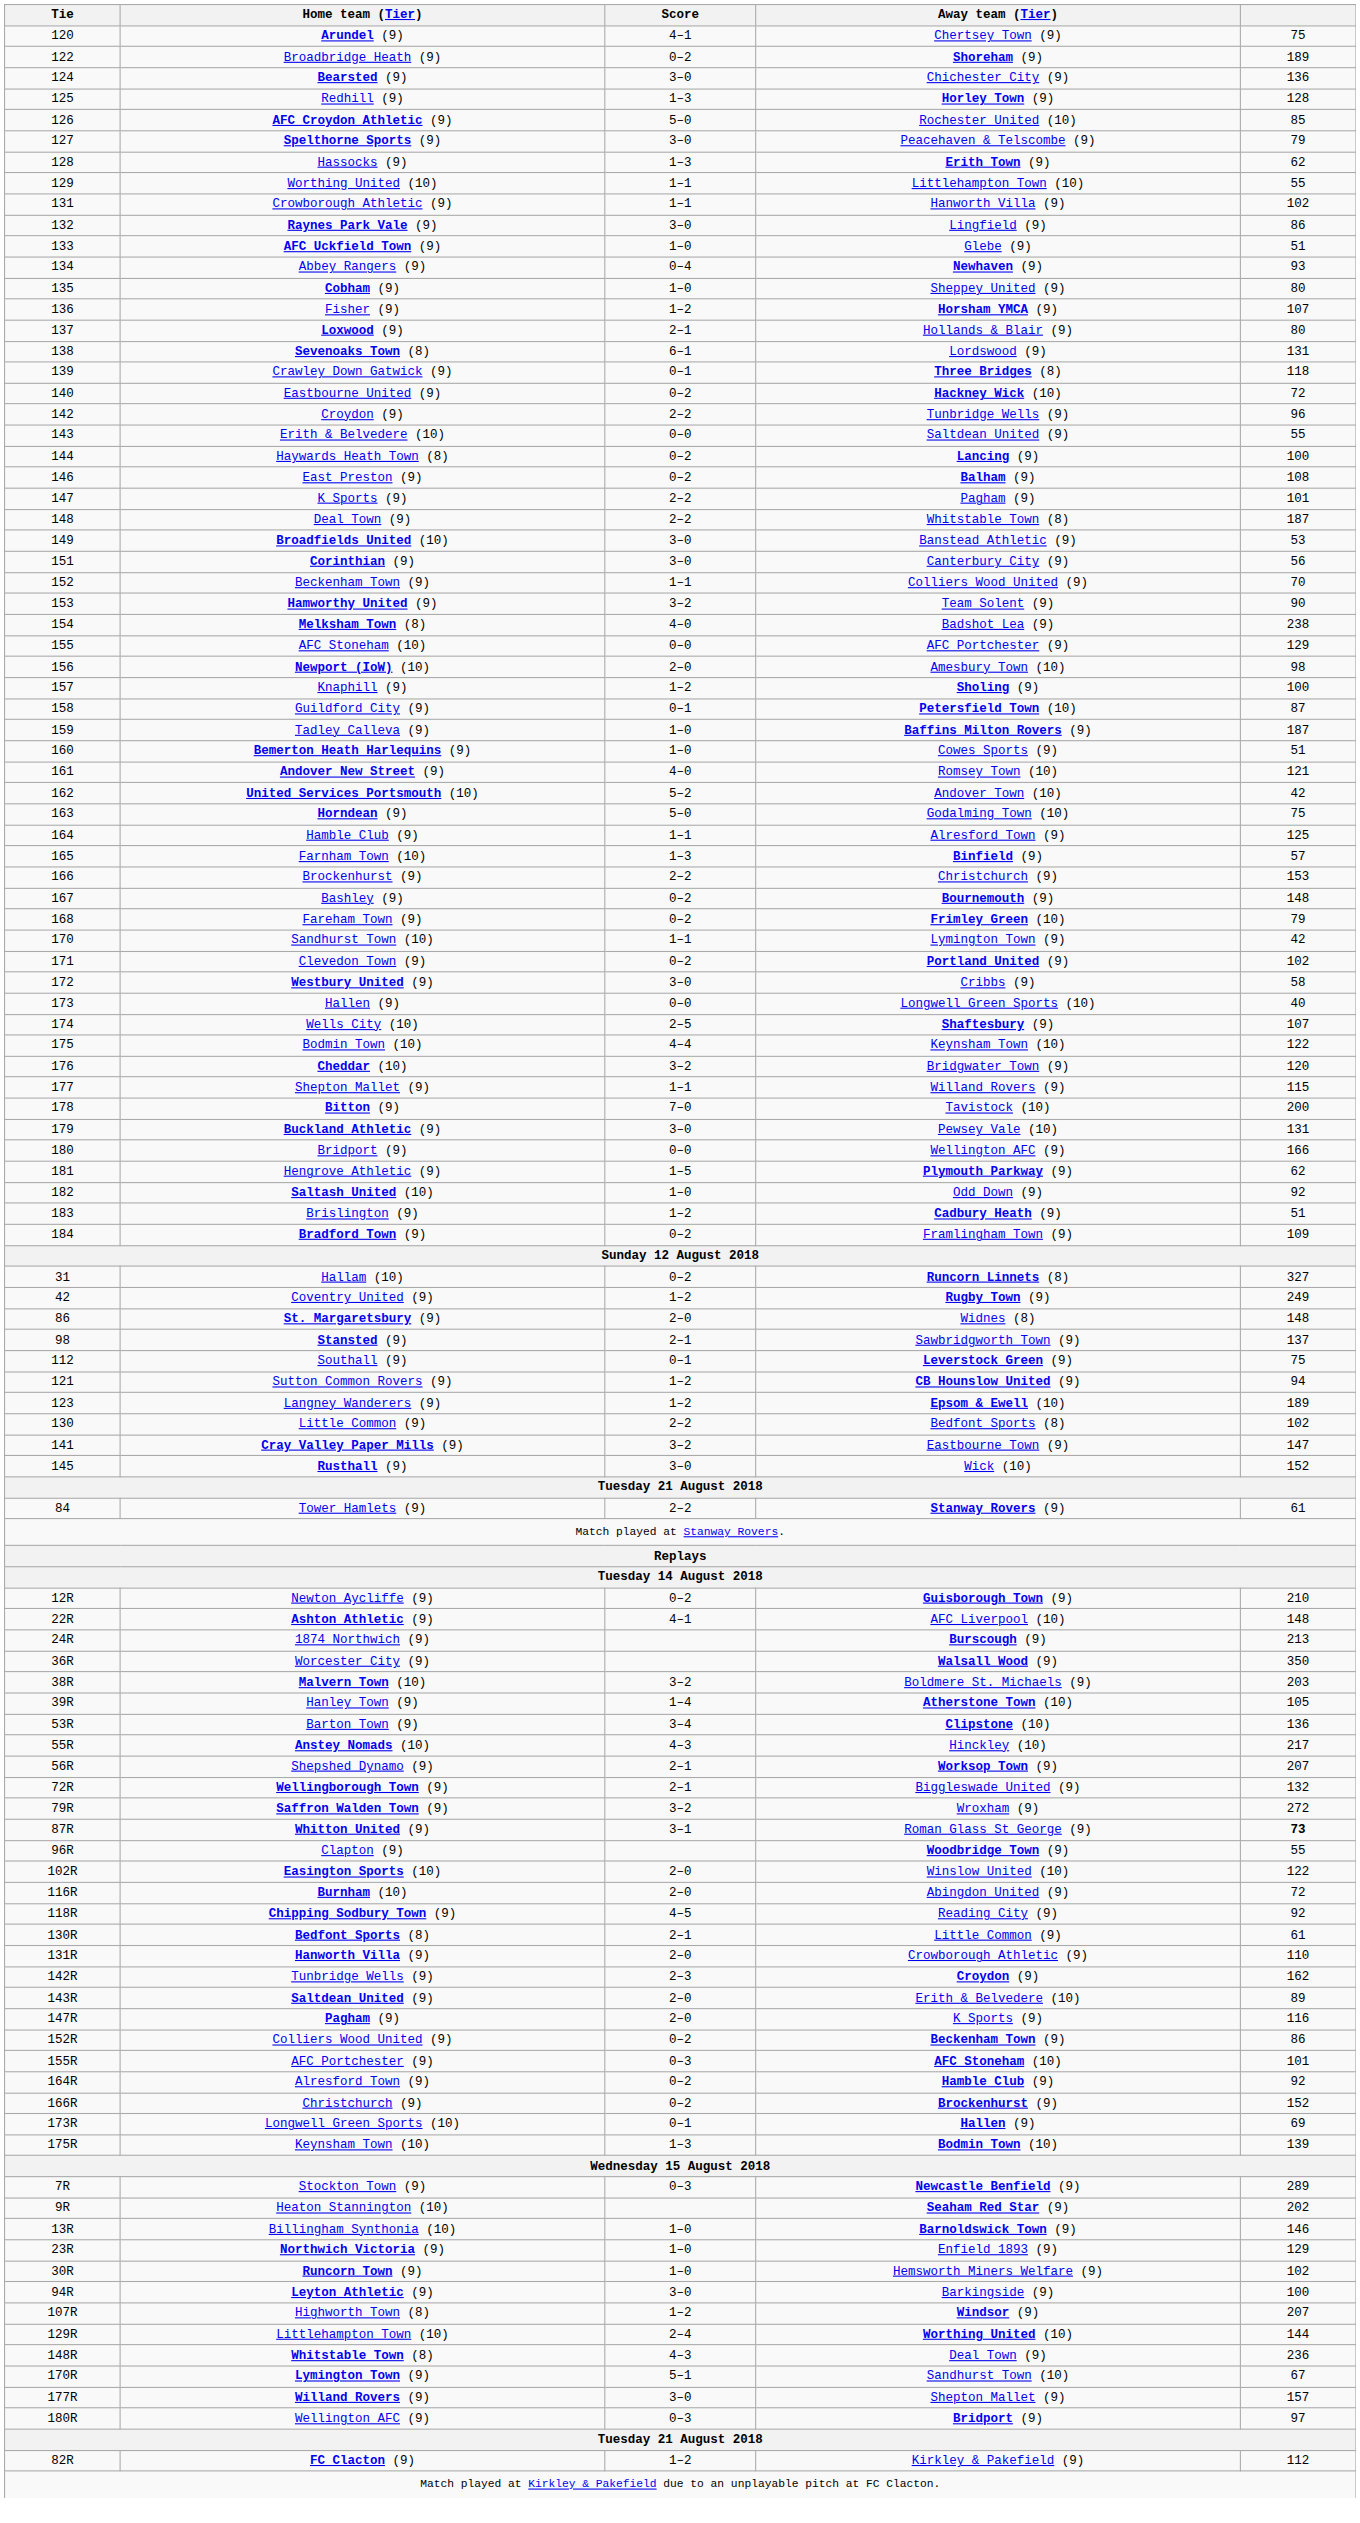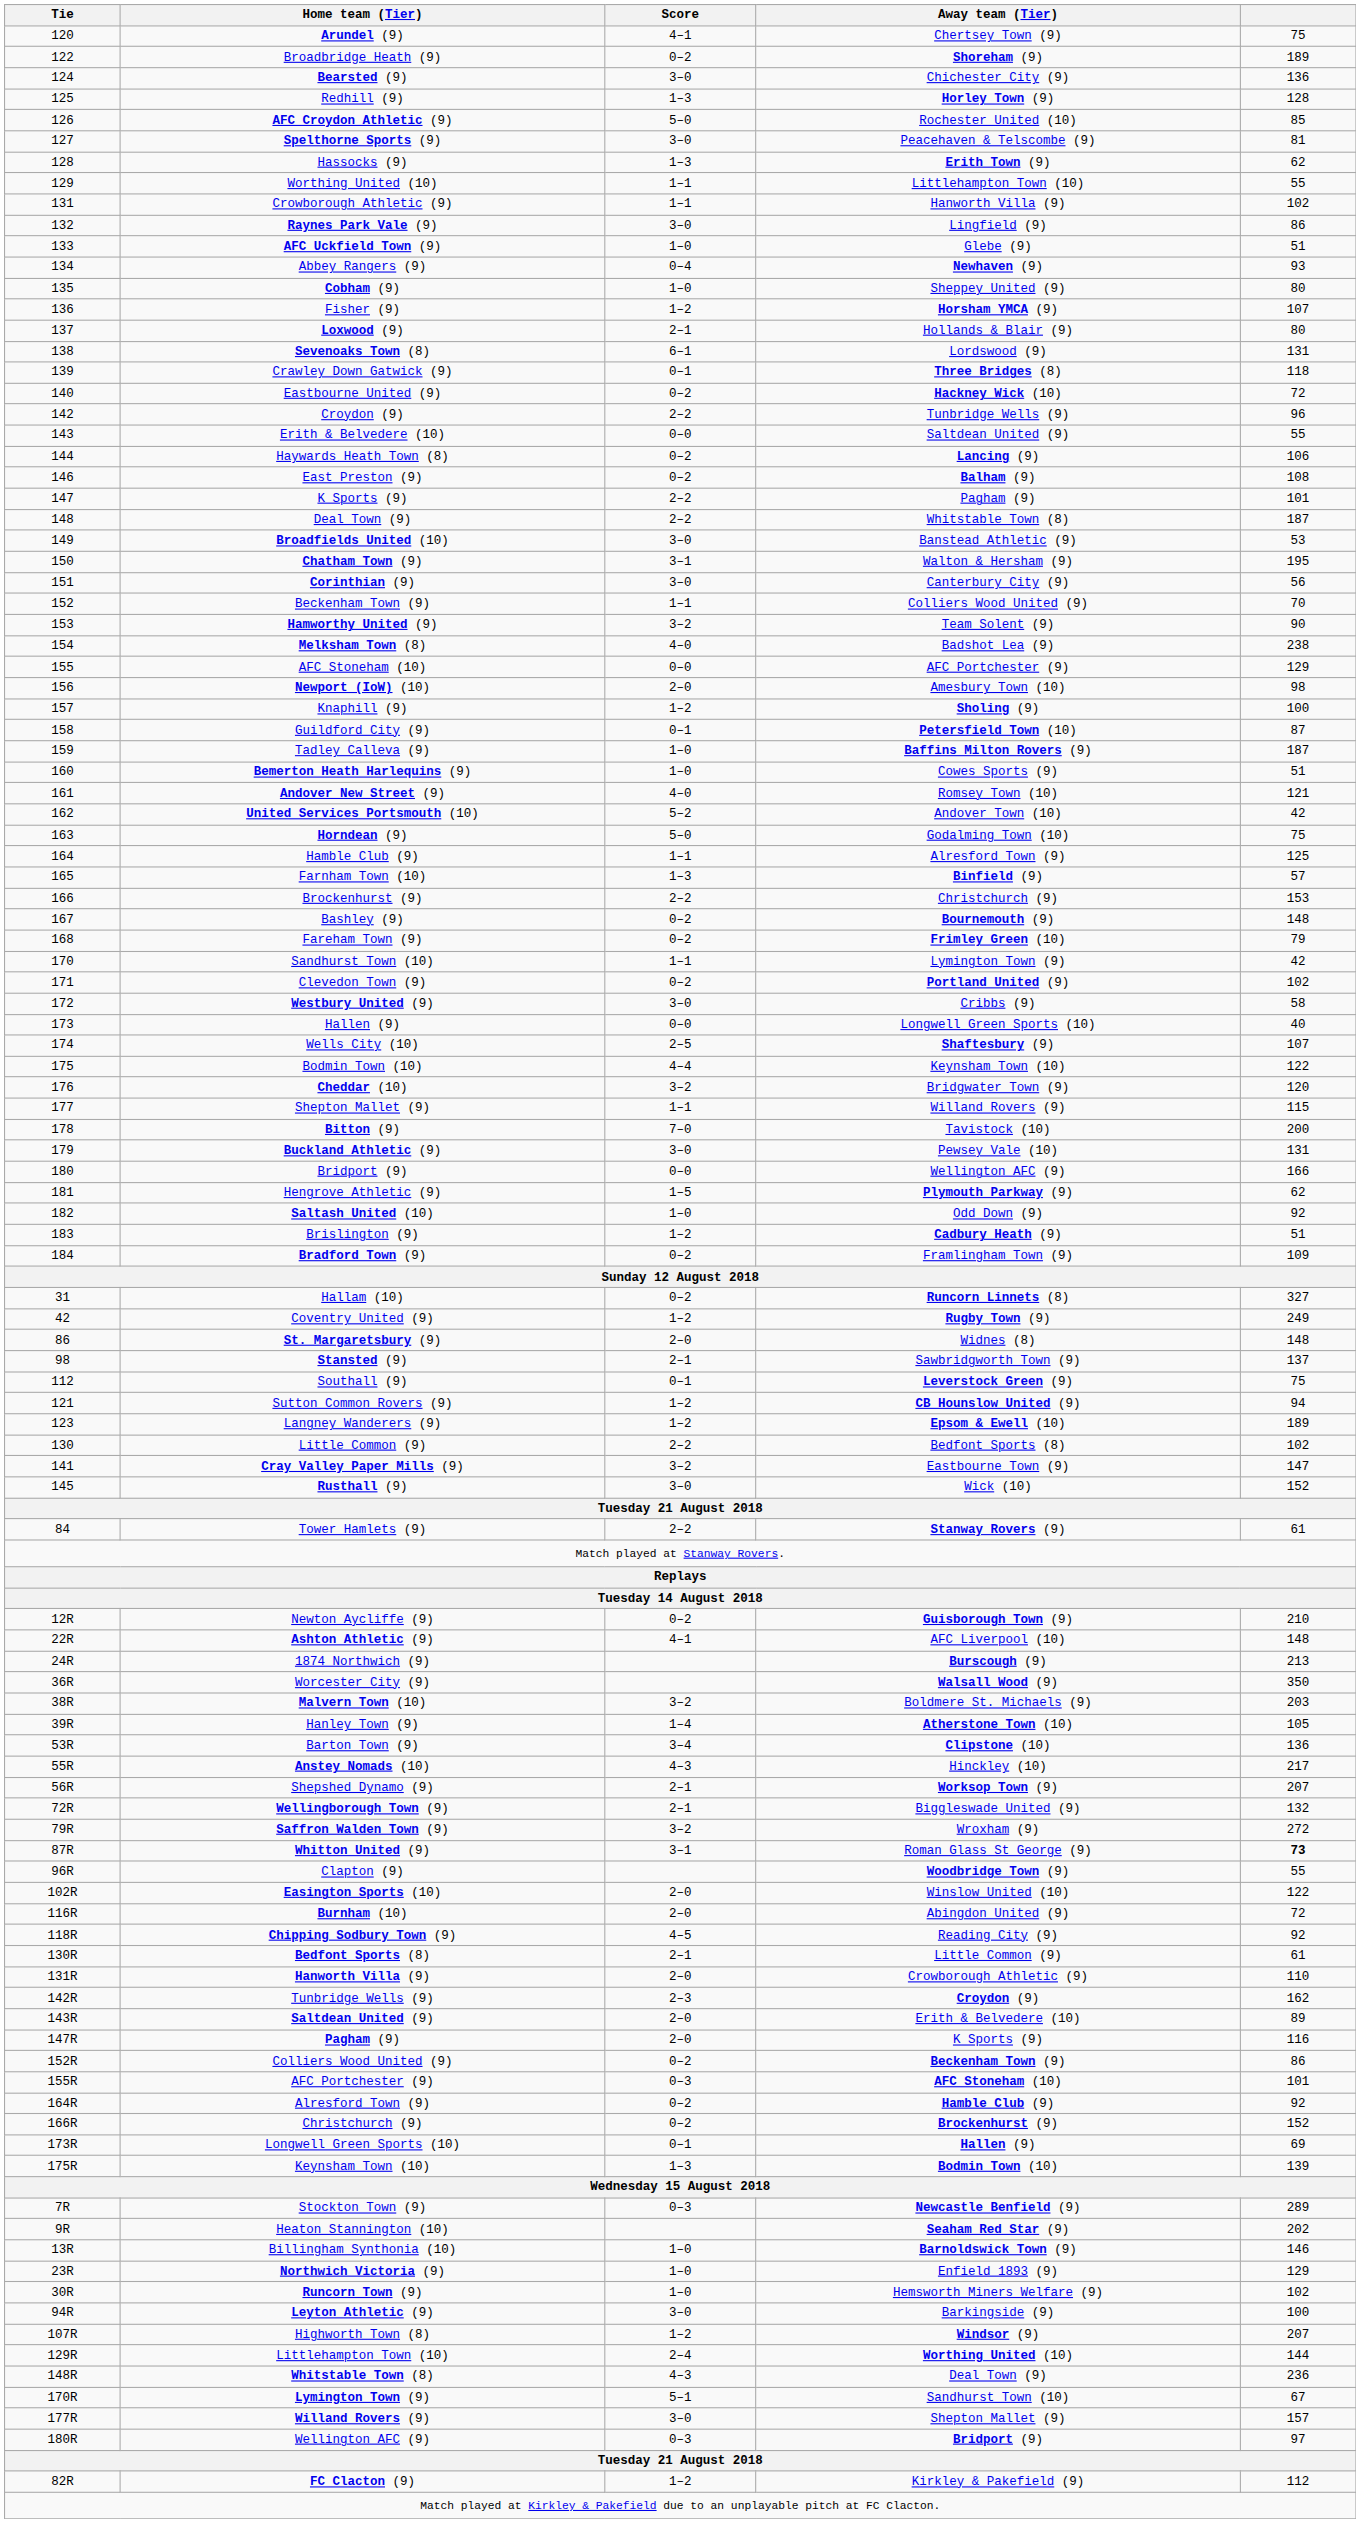(1298, 141) 79 -> (1298, 141) 81
(1298, 456) 100 -> (1298, 456) 106
+ row: (362, 562)
